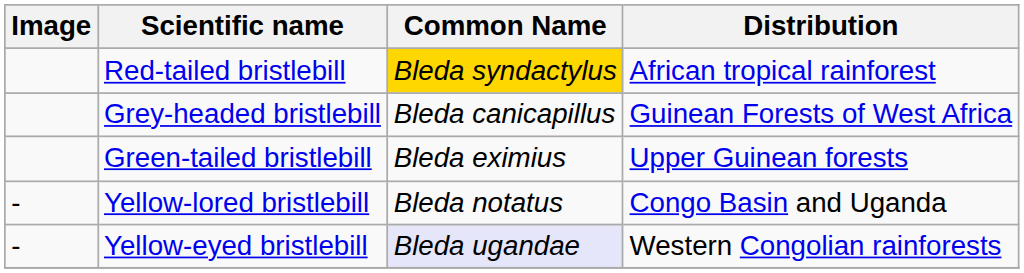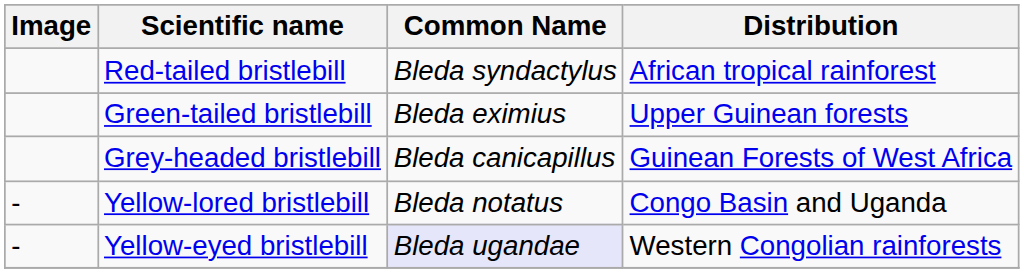(505, 70) gold background -> (505, 70) no background
rows swapped: (238, 158) <-> (242, 114)
